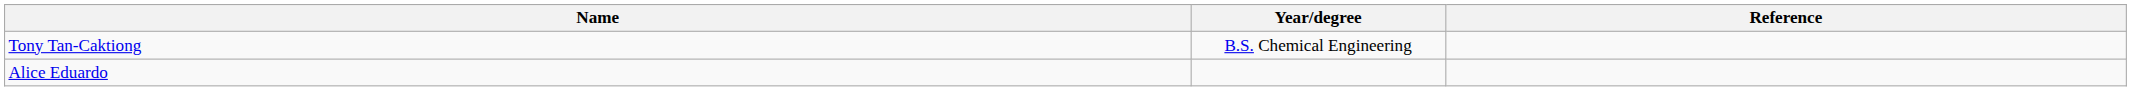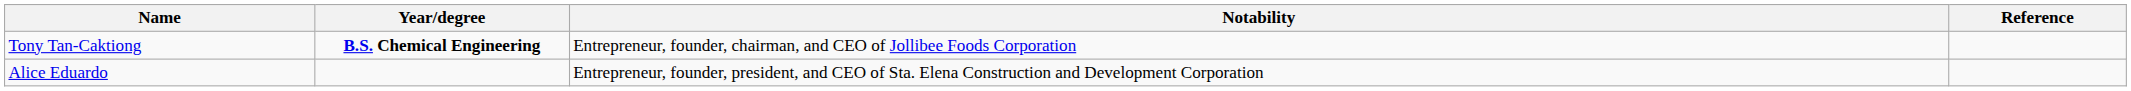+ column: (1259, 18)
(1318, 45) normal -> (442, 45) bold
